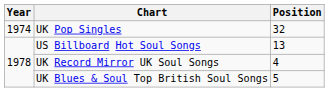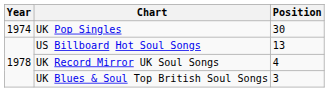(279, 29) 32 -> (279, 29) 30
(276, 79) 5 -> (276, 79) 3
